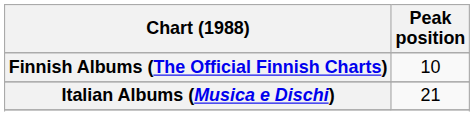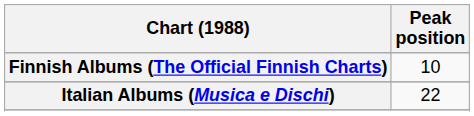(430, 95) 21 -> (430, 95) 22
